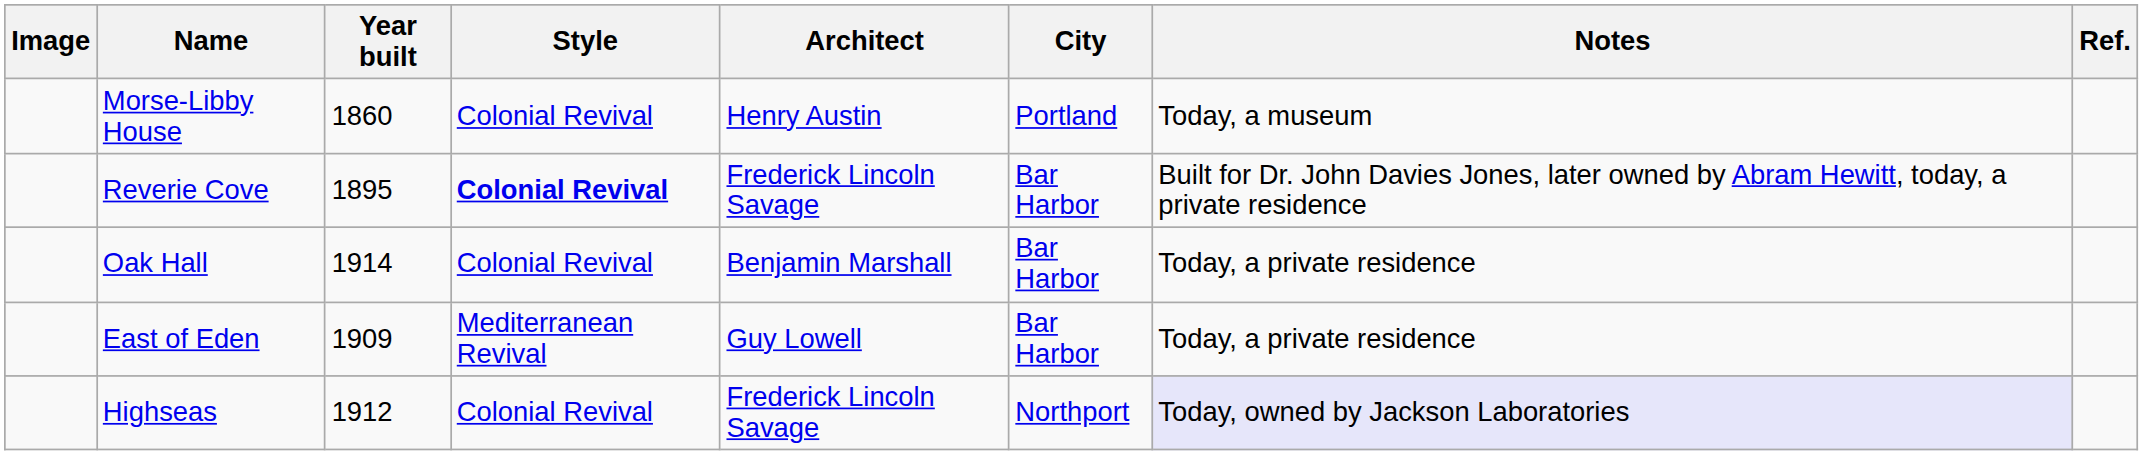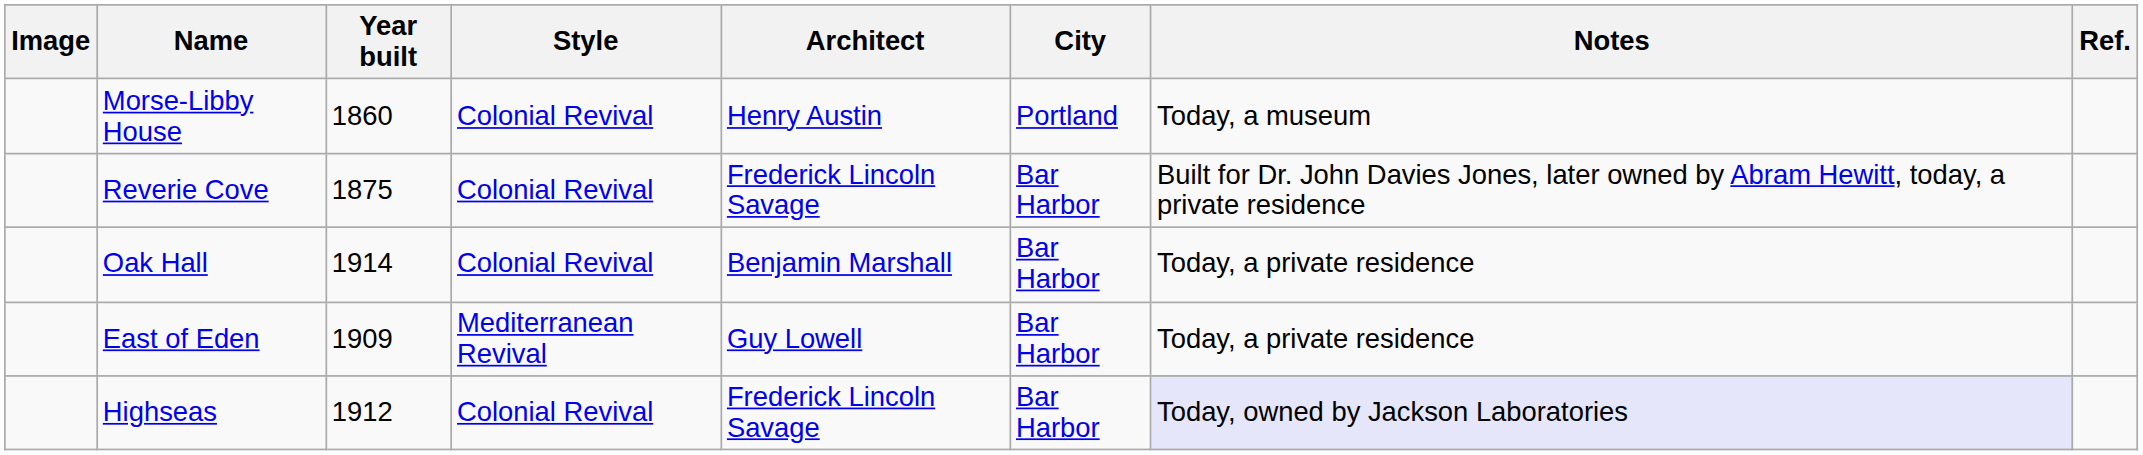(362, 189) 1895 -> (362, 189) 1875
(562, 189) bold -> (555, 189) normal
(1072, 412) Northport -> (1058, 412) Bar Harbor
